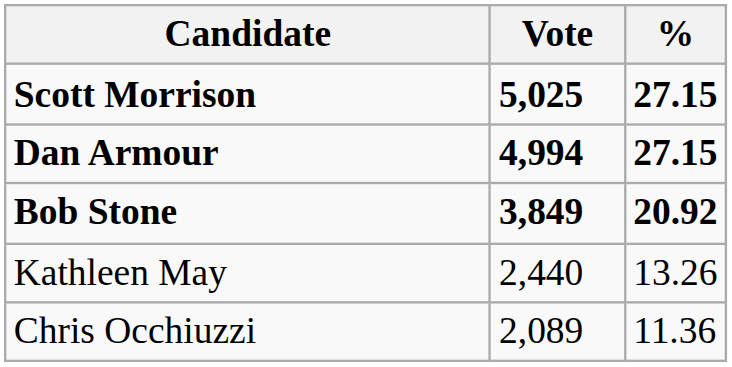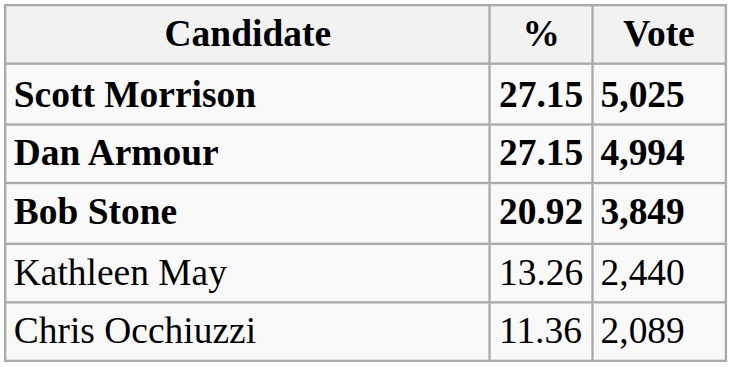columns swapped: (558, 34) <-> (675, 34)
